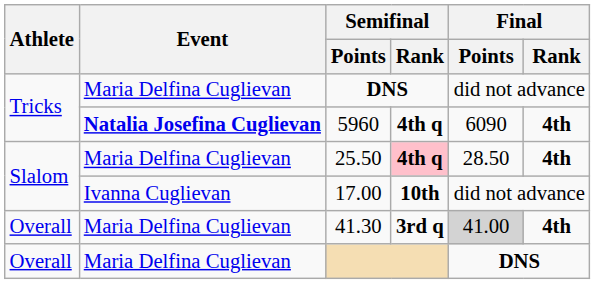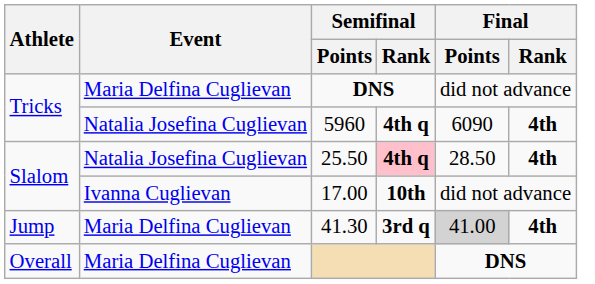(202, 124) bold -> (195, 124) normal
(187, 158) Maria Delfina Cuglievan -> (195, 158) Natalia Josefina Cuglievan
(41, 227) Overall -> (32, 227) Jump
